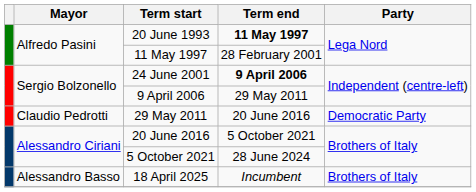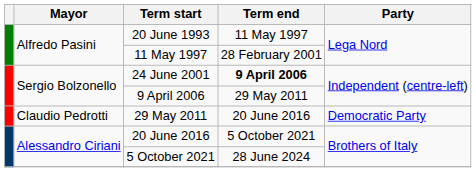(271, 34) bold -> (271, 34) normal
- row: (171, 177)
